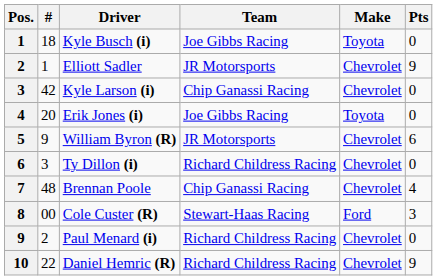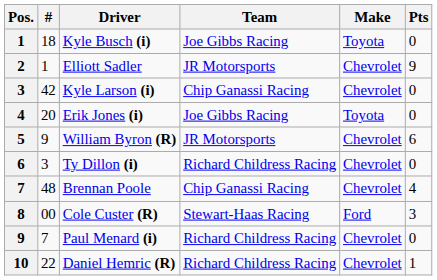(45, 238) 2 -> (45, 238) 7
(412, 262) 9 -> (412, 262) 1
